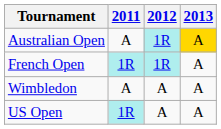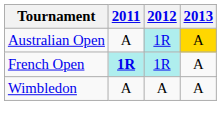(126, 63) normal -> (126, 63) bold
- row: (35, 111)
